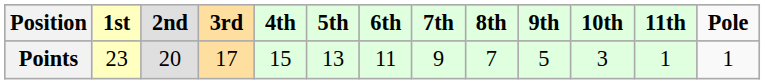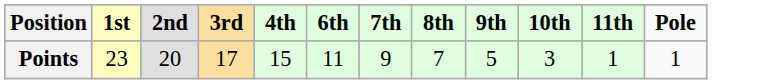- column: (333, 22)
